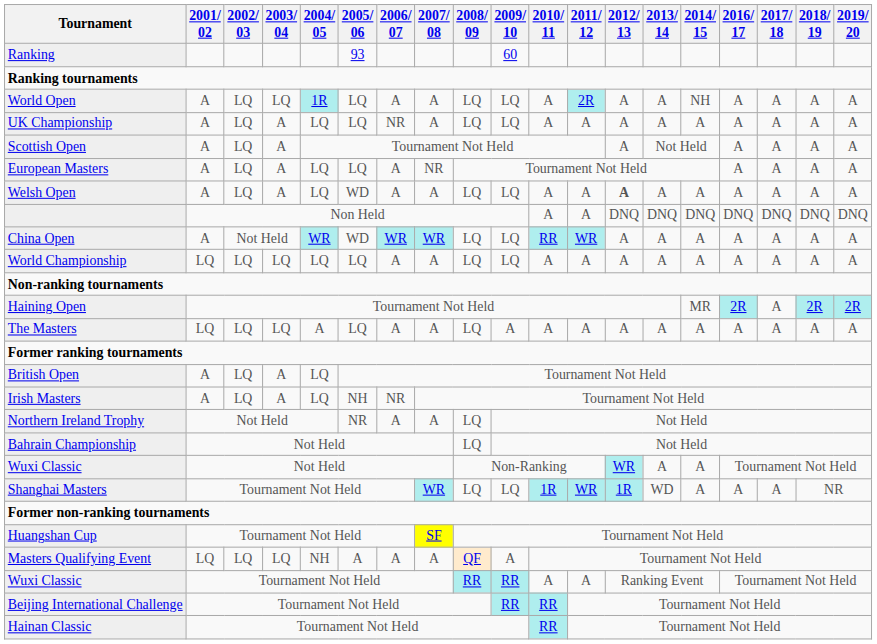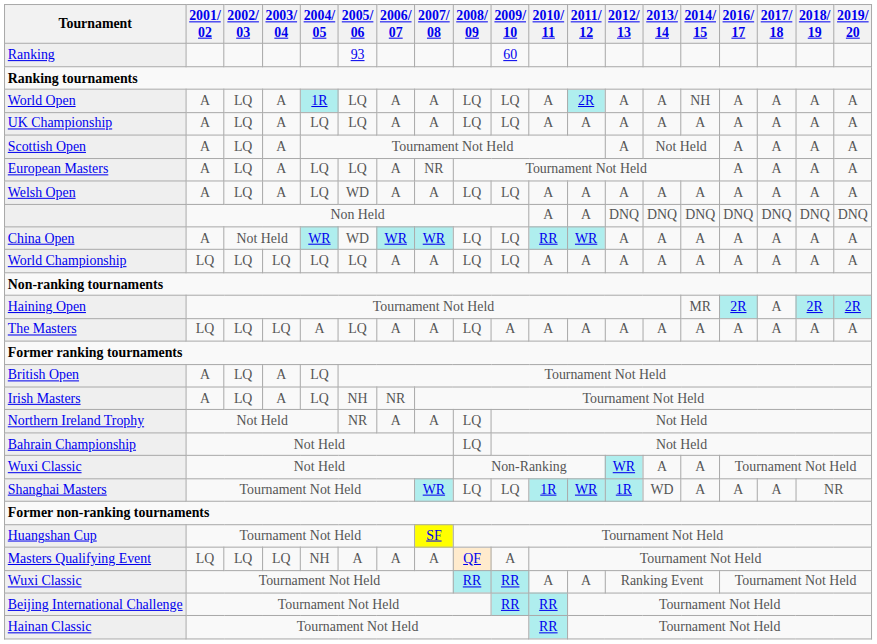(281, 100) LQ -> (281, 100) A
(396, 123) NR -> (396, 123) A
(624, 192) bold -> (624, 192) normal
